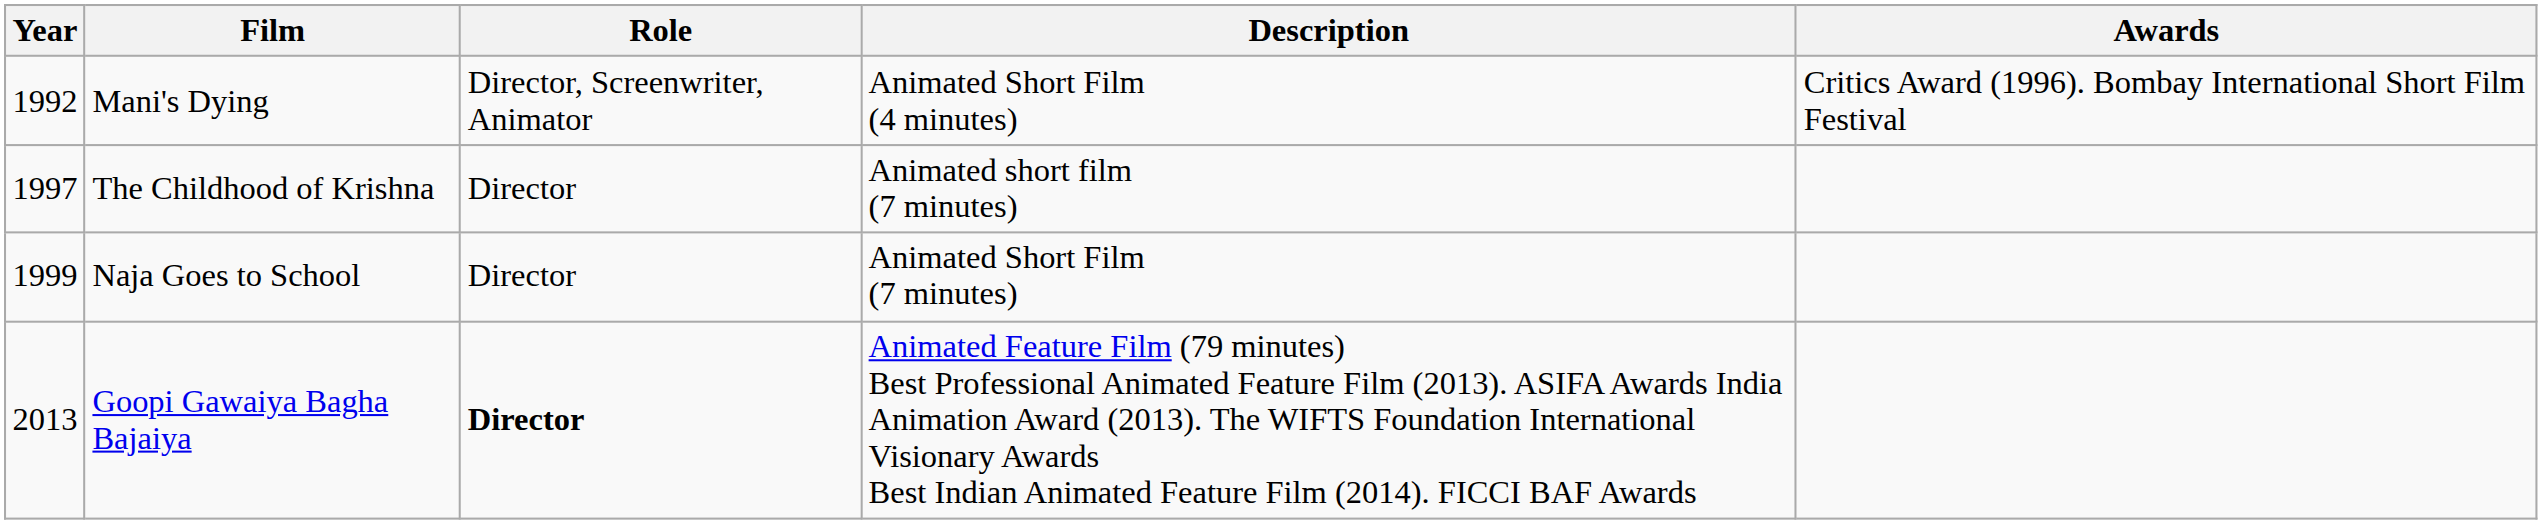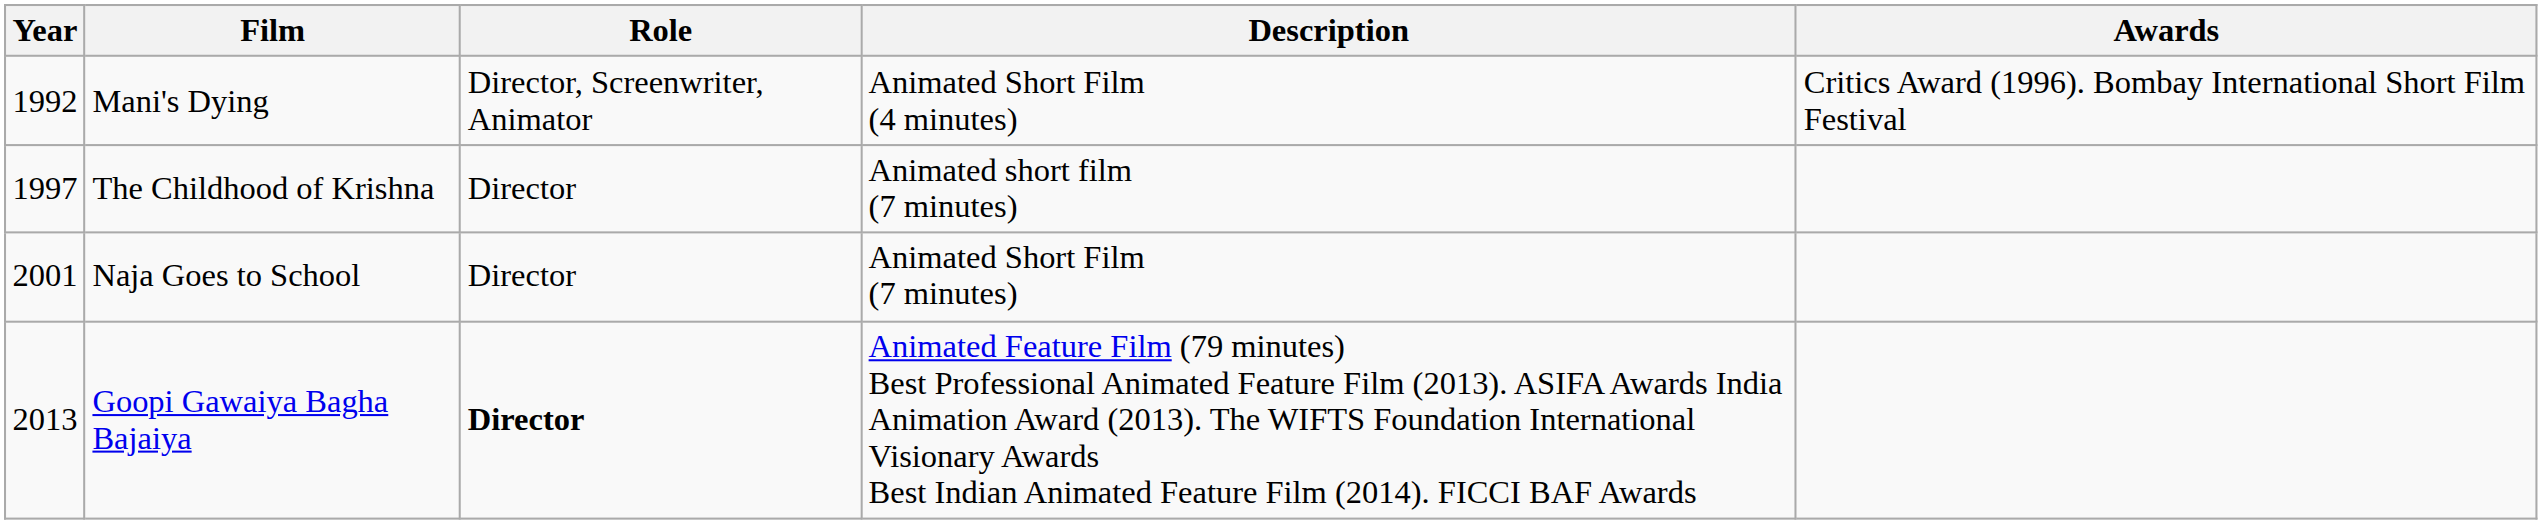(45, 276) 1999 -> (45, 276) 2001
